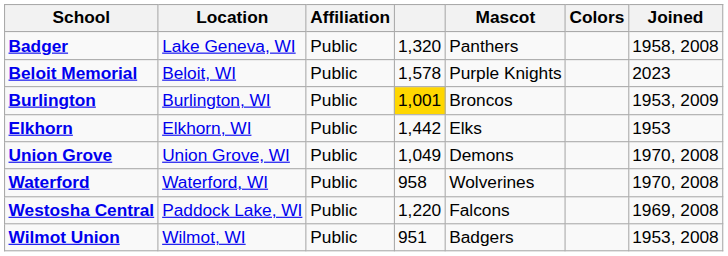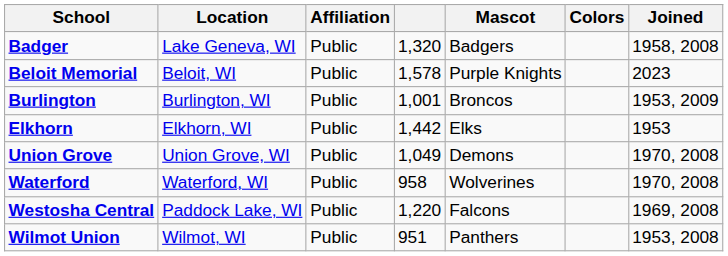(484, 45) Panthers -> (481, 45) Badgers
(420, 100) gold background -> (420, 100) no background
(481, 237) Badgers -> (484, 237) Panthers
